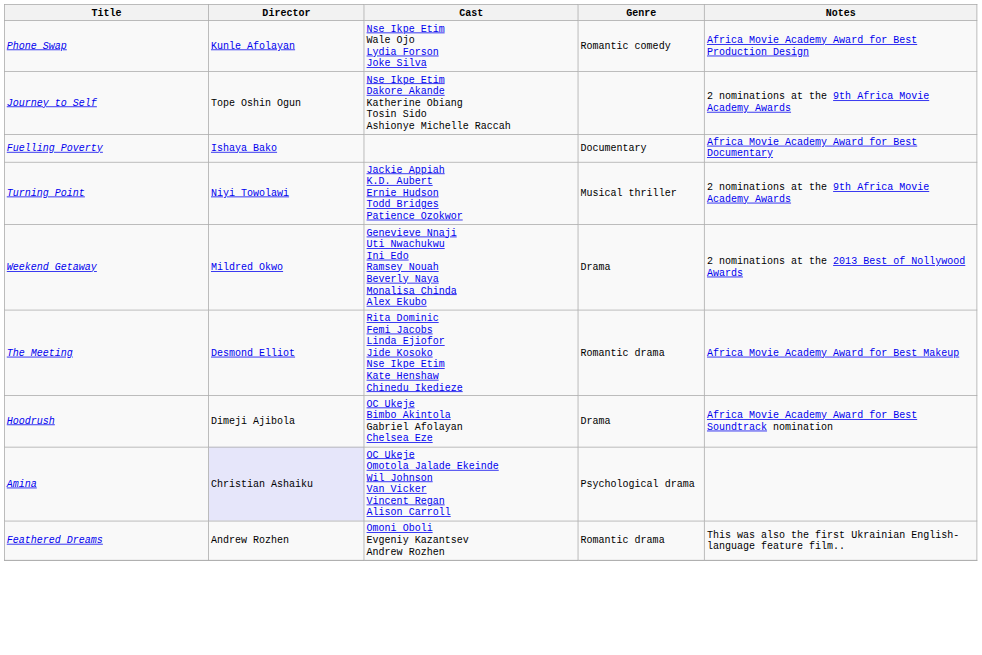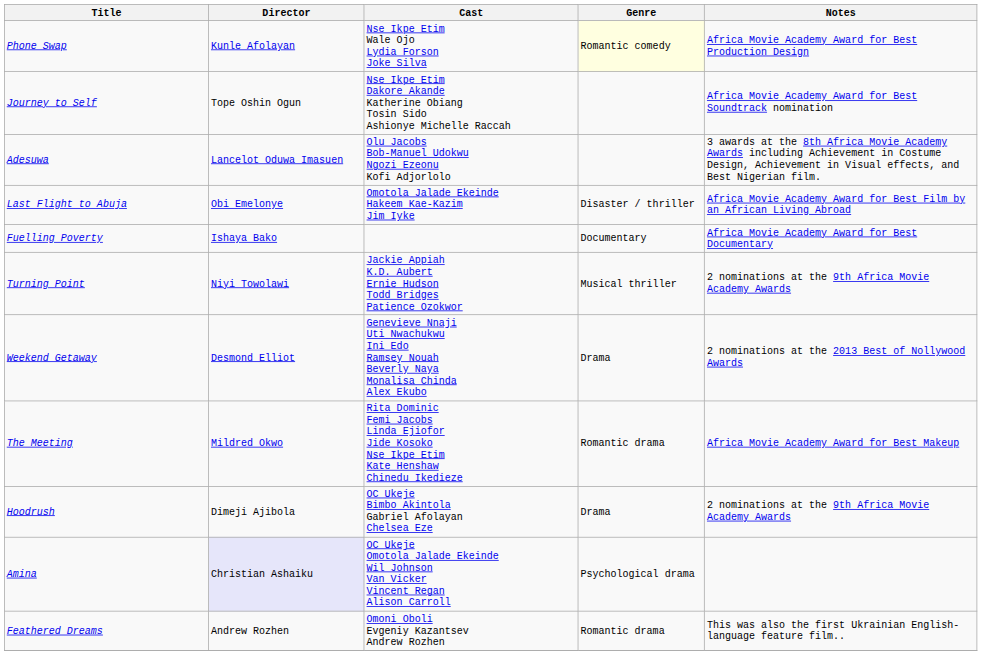(626, 46) no background -> (626, 46) lightyellow background
(818, 103) 2 nominations at the 9th Africa Movie Academy Awards -> (812, 103) Africa Movie Academy Award for Best Soundtrack nomination
+ row: (28, 160)
+ row: (67, 205)
(247, 267) Mildred Okwo -> (253, 358) Desmond Elliot
(253, 353) Desmond Elliot -> (247, 443) Mildred Okwo
(812, 421) Africa Movie Academy Award for Best Soundtrack nomination -> (818, 512) 2 nominations at the 9th Africa Movie Academy Awards
